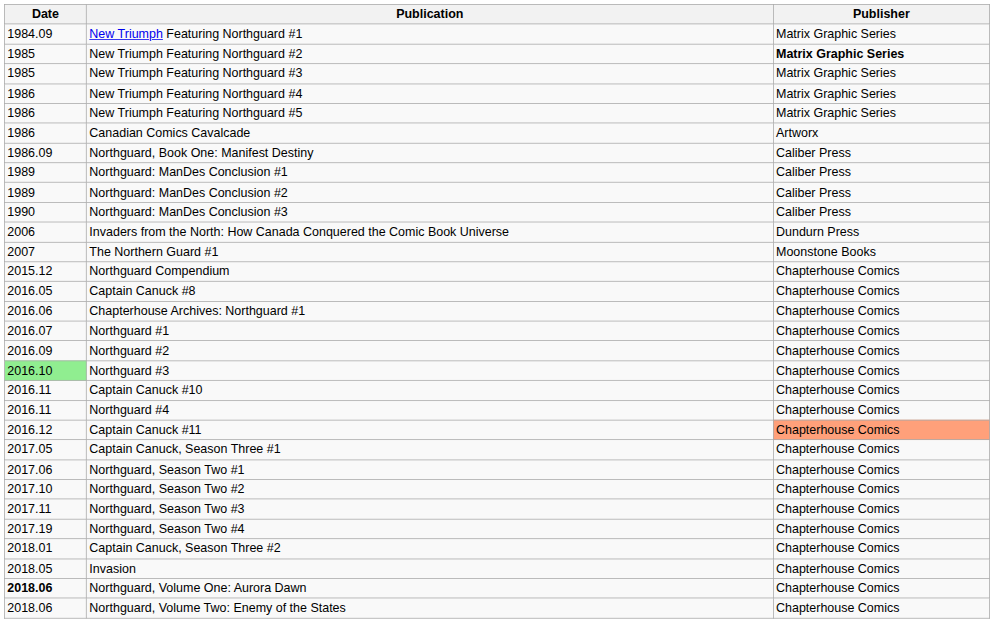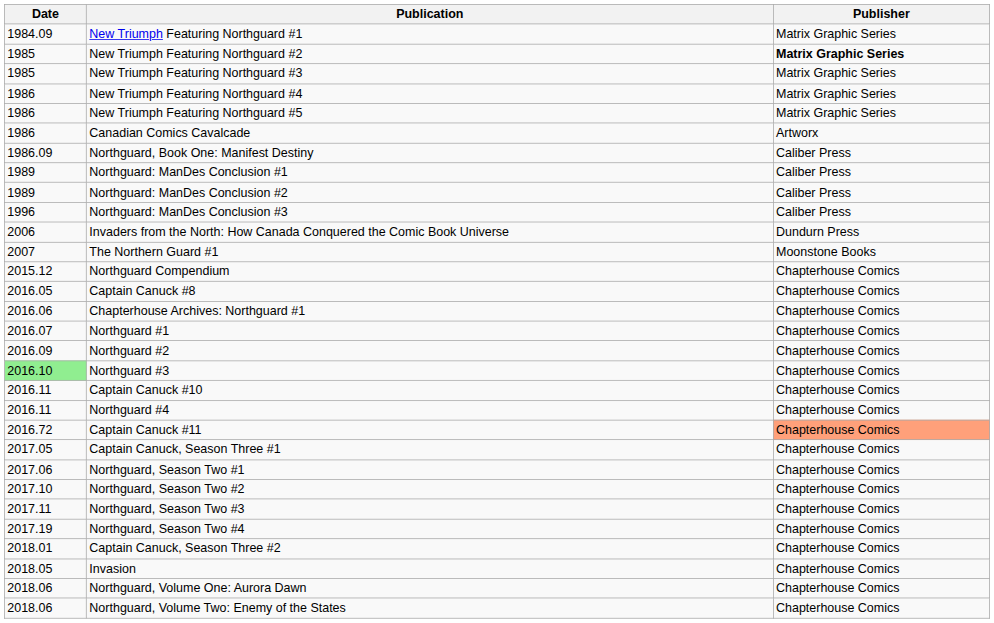(21, 212) 1990 -> (21, 212) 1996
(30, 430) 2016.12 -> (30, 430) 2016.72
(30, 588) bold -> (30, 588) normal
